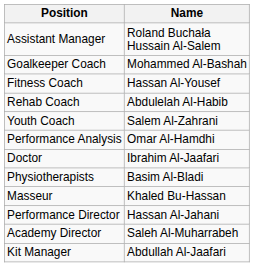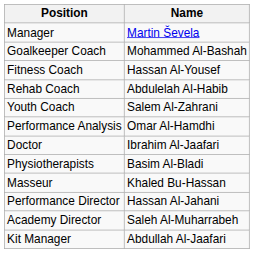+ row: (30, 32)
- row: (56, 39)
